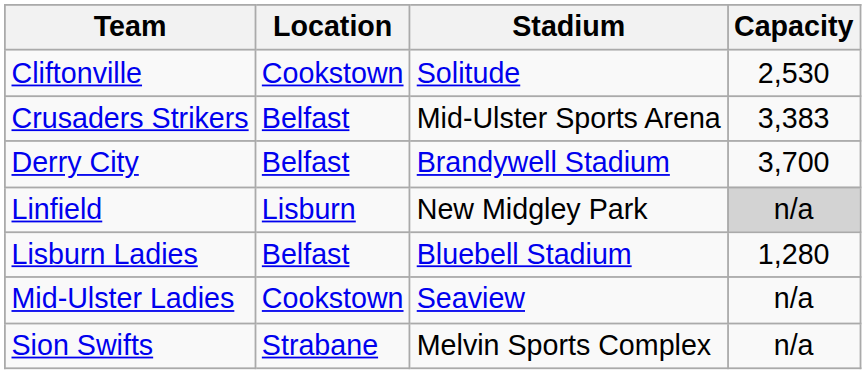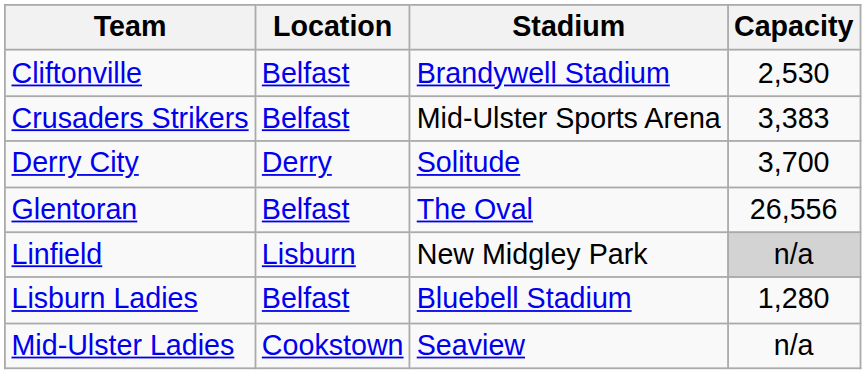(333, 72) Cookstown -> (306, 72) Belfast
(468, 72) Solitude -> (543, 72) Brandywell Stadium
(306, 163) Belfast -> (297, 163) Derry
(543, 163) Brandywell Stadium -> (468, 163) Solitude
+ row: (74, 208)
- row: (82, 345)
